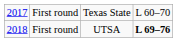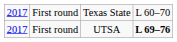(17, 29) 2018 -> (17, 29) 2017
